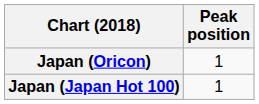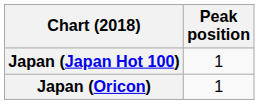rows swapped: (94, 61) <-> (94, 86)
